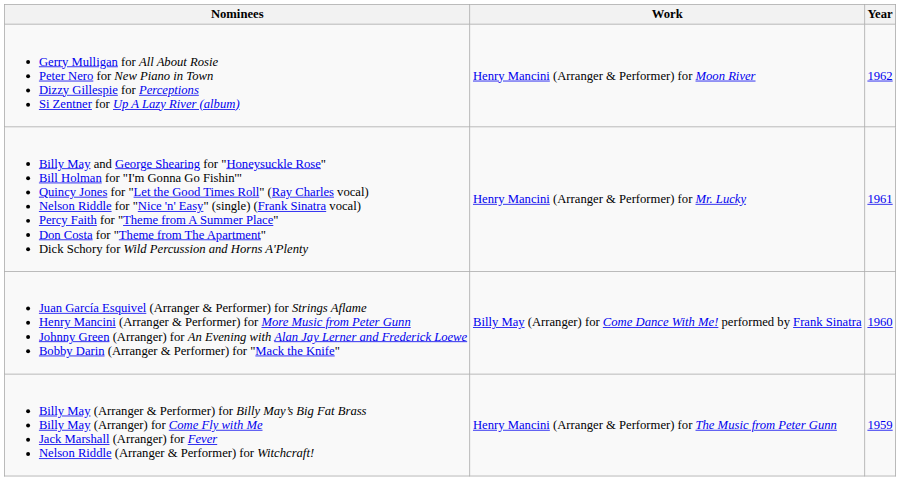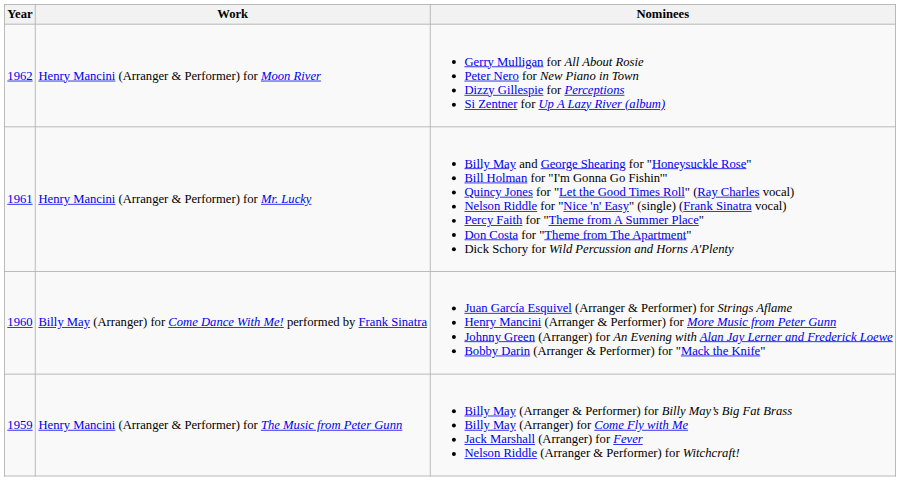columns swapped: (880, 14) <-> (237, 14)
